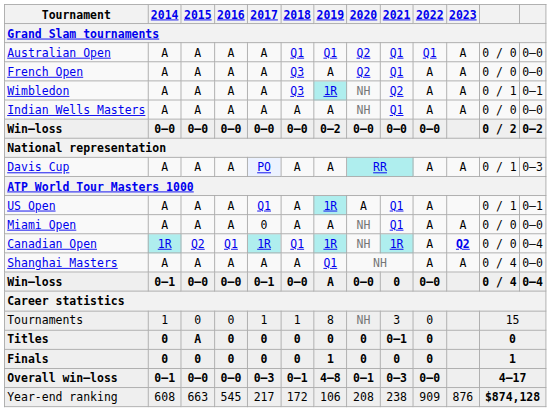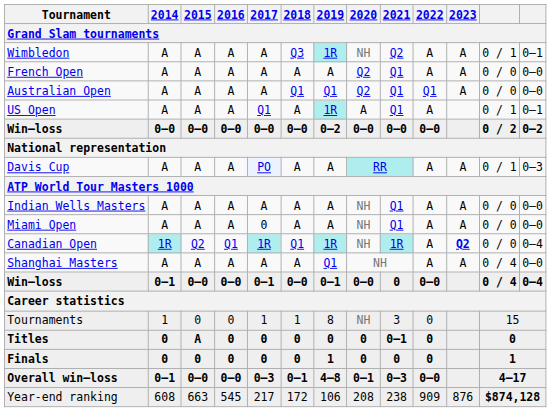rows swapped: (59, 52) <-> (38, 90)
(297, 71) Q3 -> (297, 71) A
rows swapped: (31, 205) <-> (76, 109)
(330, 282) A -> (330, 282) 0–1
